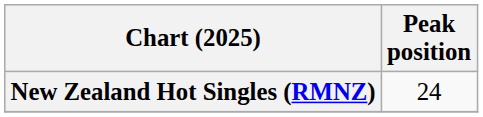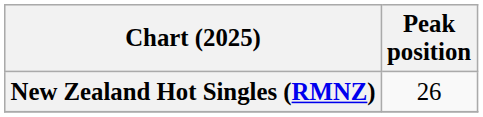(429, 91) 24 -> (429, 91) 26
